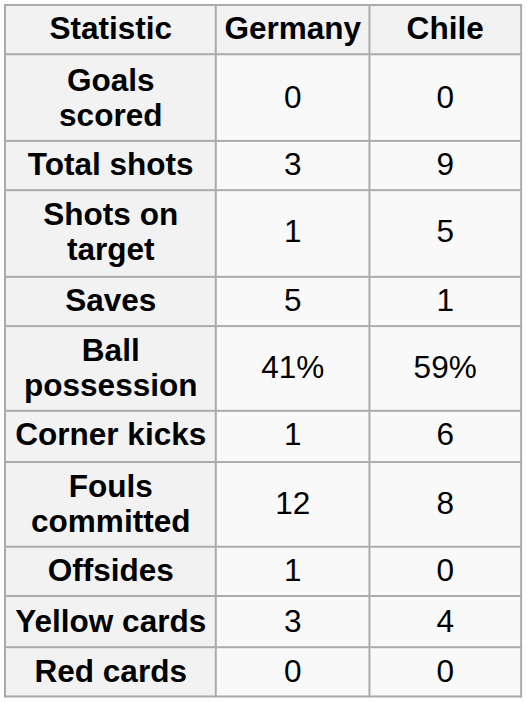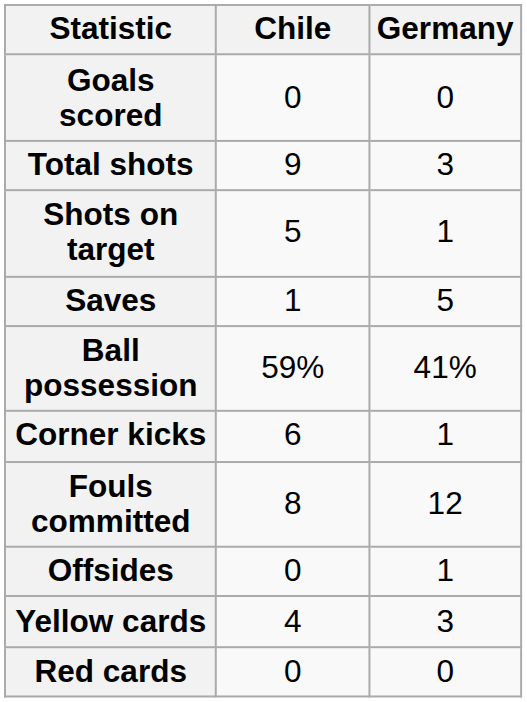columns swapped: (445, 29) <-> (293, 29)
